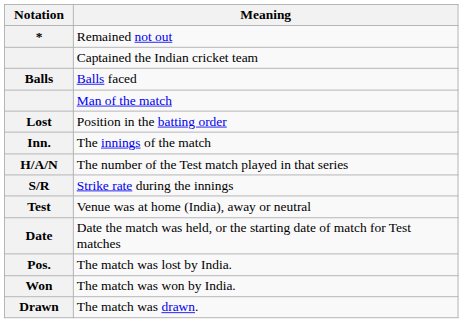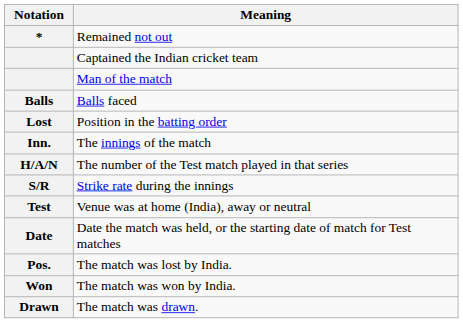rows swapped: (124, 100) <-> (107, 79)
